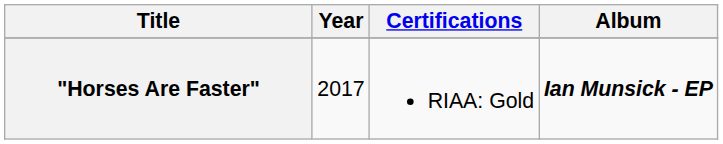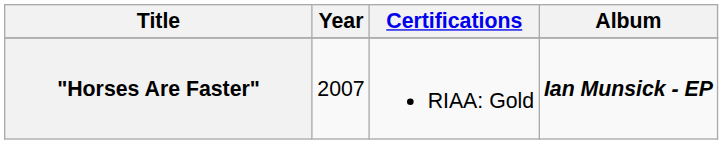(341, 88) 2017 -> (341, 88) 2007
